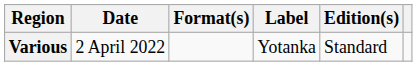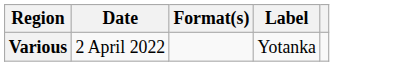- column: (362, 18)
